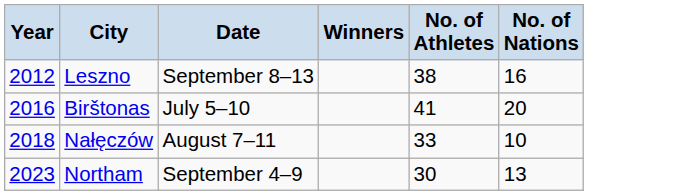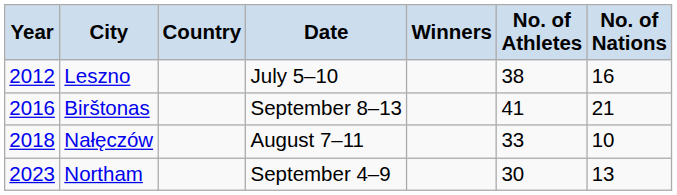+ column: (202, 32)
(238, 76) September 8–13 -> (294, 76) July 5–10
(206, 108) July 5–10 -> (326, 108) September 8–13
(515, 108) 20 -> (603, 108) 21
